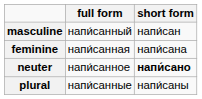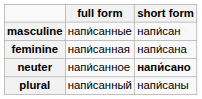(100, 31) напи́санный -> (100, 31) напи́санные
(100, 85) напи́санные -> (100, 85) напи́санный
